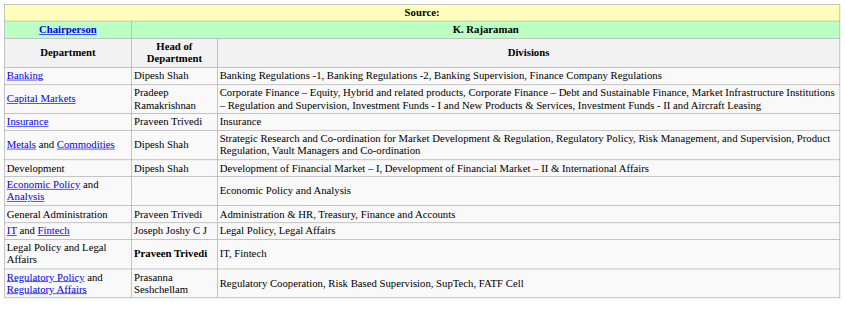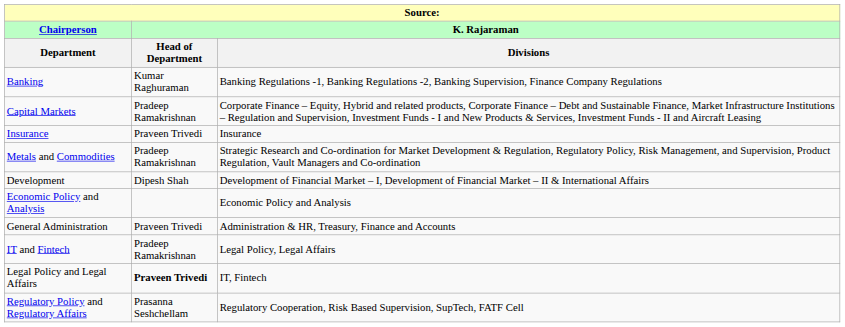(161, 76) Dipesh Shah -> (161, 82) Kumar Raghuraman
(161, 145) Dipesh Shah -> (165, 157) Pradeep Ramakrishnan
(170, 231) Joseph Joshy C J -> (165, 249) Pradeep Ramakrishnan
